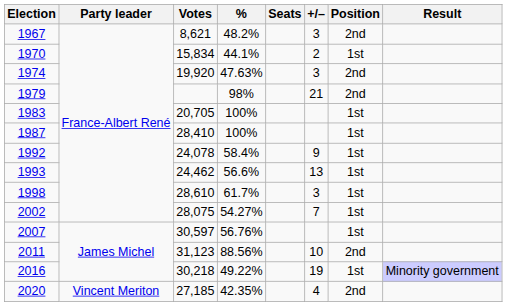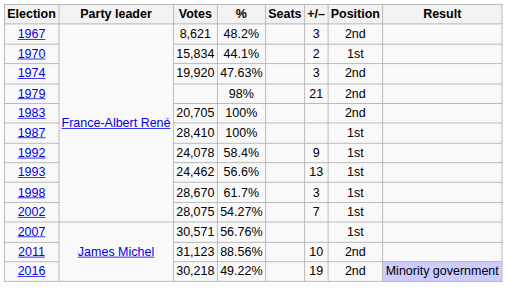(355, 113) 1st -> (355, 113) 2nd
(195, 192) 28,610 -> (195, 192) 28,670
(195, 232) 30,597 -> (195, 232) 30,571
(355, 271) 1st -> (355, 271) 2nd
- row: (32, 291)
